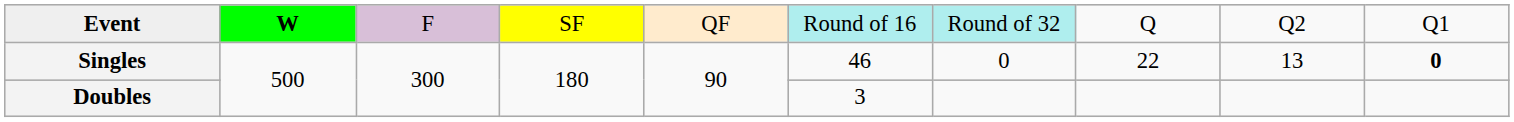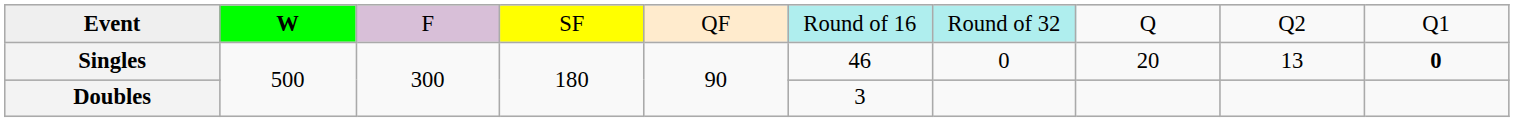(1148, 60) 22 -> (1148, 60) 20
